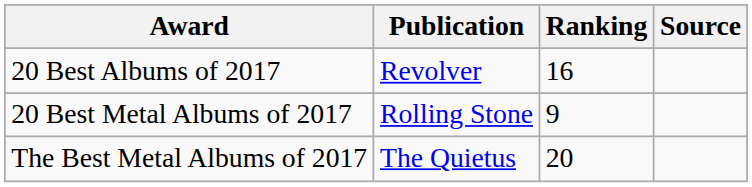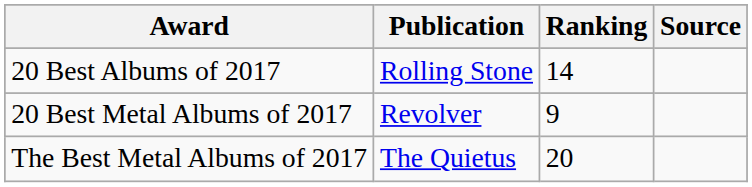(431, 70) Revolver -> (456, 70) Rolling Stone
(560, 70) 16 -> (560, 70) 14
(456, 114) Rolling Stone -> (431, 114) Revolver
